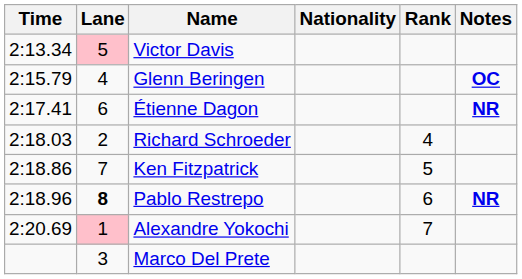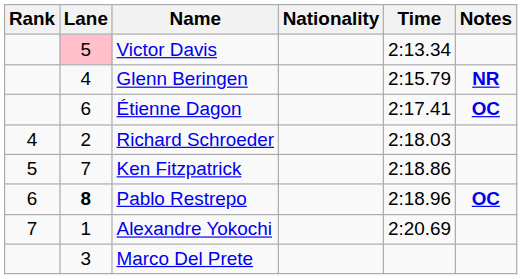columns swapped: (428, 19) <-> (40, 19)
(486, 79) OC -> (486, 79) NR
(486, 109) NR -> (486, 109) OC
(486, 199) NR -> (486, 199) OC
(103, 229) pink background -> (86, 229) no background
